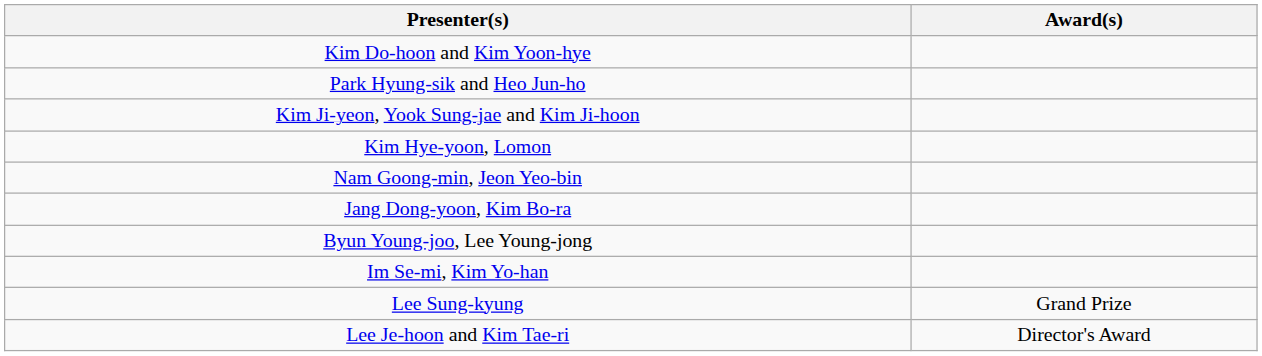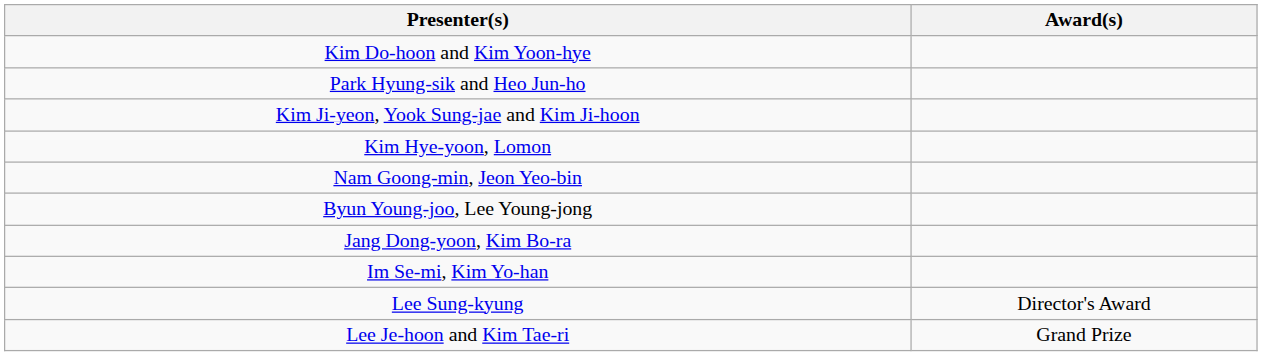rows swapped: (458, 209) <-> (458, 240)
(1084, 303) Grand Prize -> (1084, 303) Director's Award
(1084, 334) Director's Award -> (1084, 334) Grand Prize
